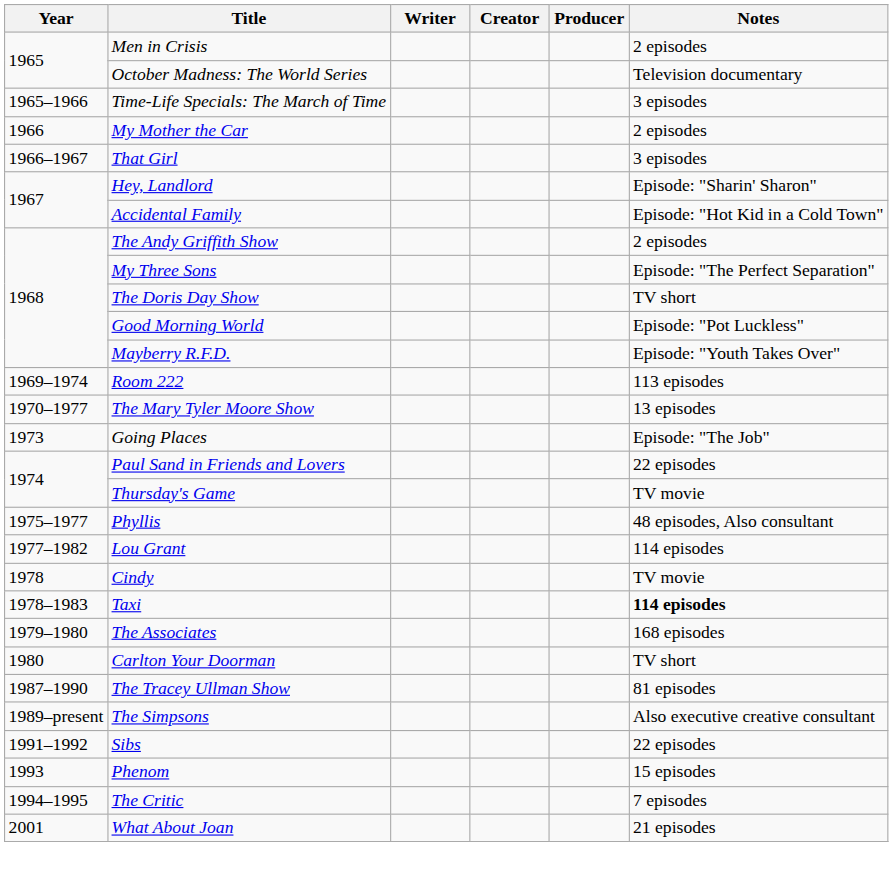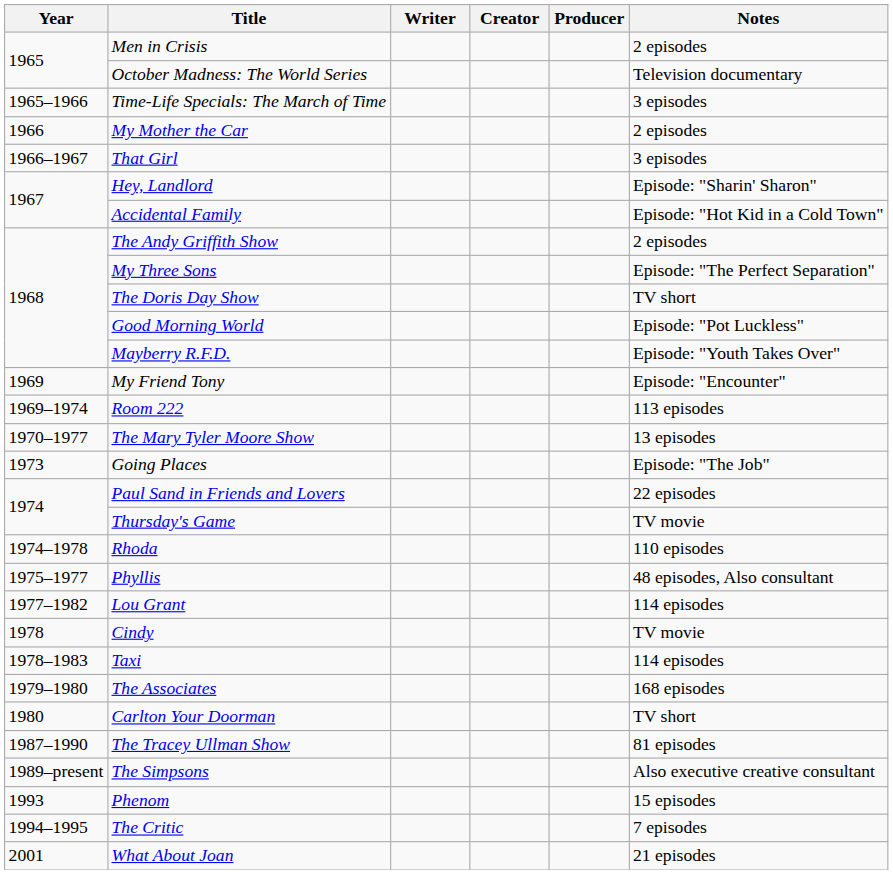+ row: (168, 381)
+ row: (135, 548)
(679, 604) bold -> (678, 660) normal
- row: (126, 744)
